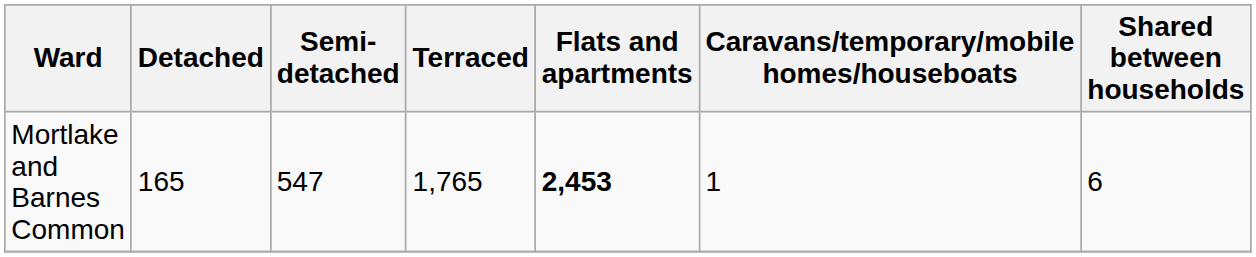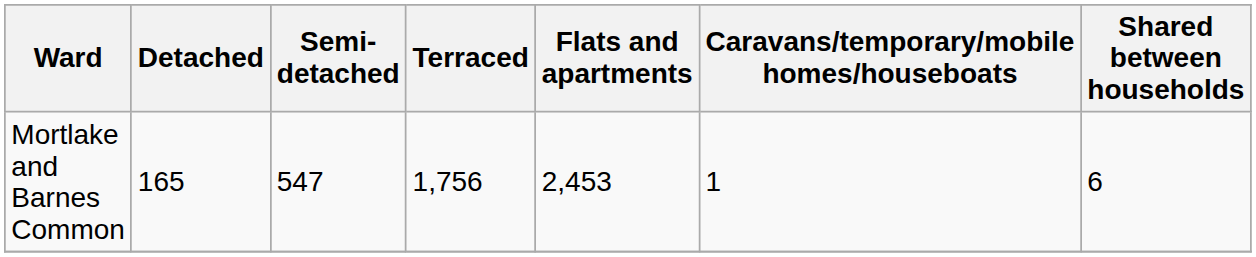(448, 181) 1,765 -> (448, 181) 1,756
(577, 181) bold -> (577, 181) normal
